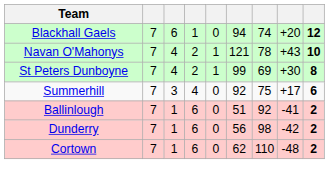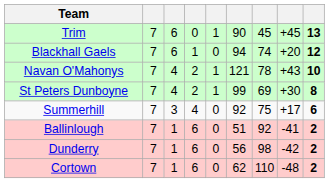+ row: (74, 33)
